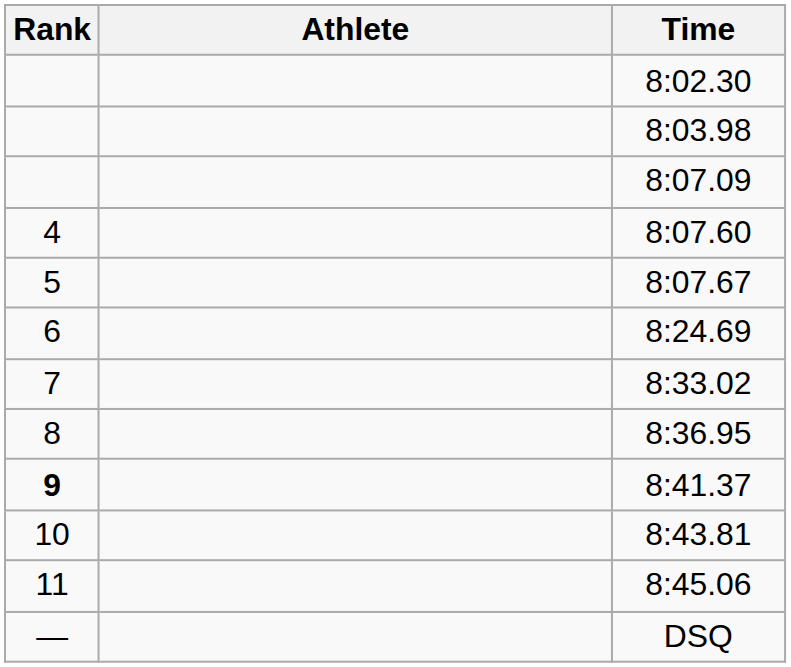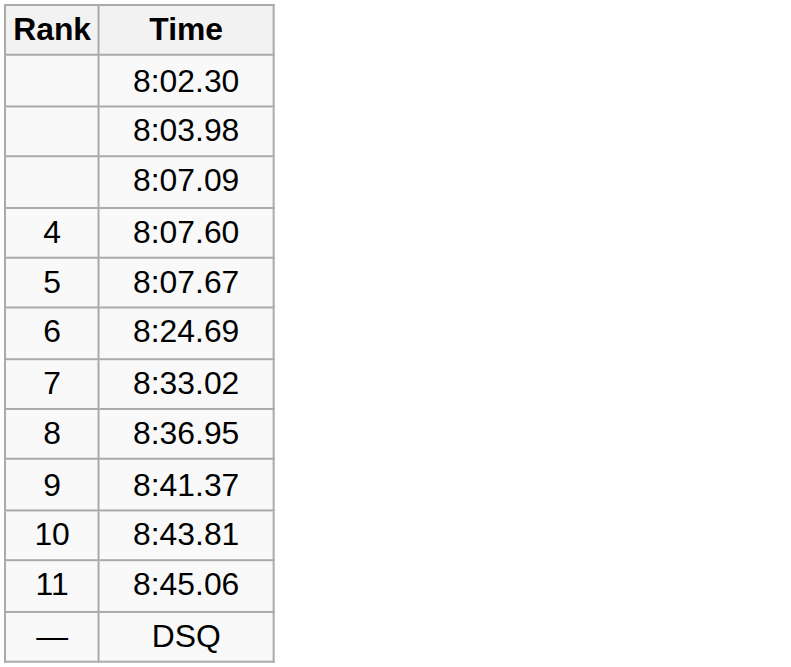- column: (355, 29)
(52, 484) bold -> (52, 484) normal
